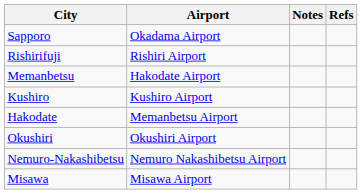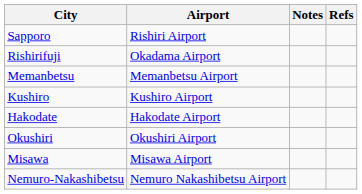(175, 35) Okadama Airport -> (168, 35) Rishiri Airport
(168, 55) Rishiri Airport -> (175, 55) Okadama Airport
(175, 76) Hakodate Airport -> (184, 76) Memanbetsu Airport
(184, 117) Memanbetsu Airport -> (175, 117) Hakodate Airport
rows swapped: (28, 179) <-> (66, 158)
